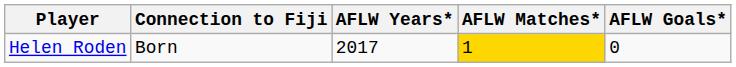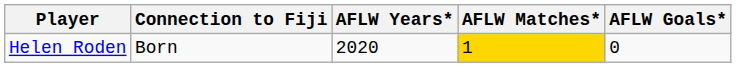(357, 48) 2017 -> (357, 48) 2020
